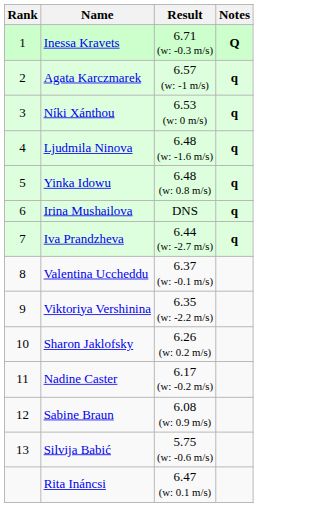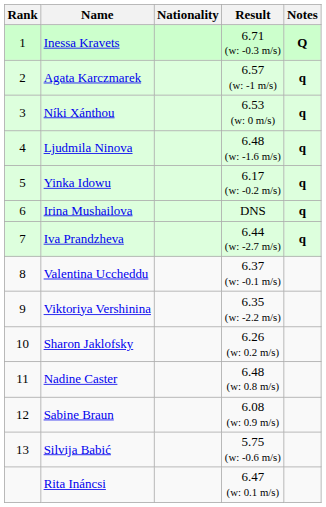+ column: (188, 14)
(185, 183) 6.48 (w: 0.8 m/s) -> (253, 183) 6.17 (w: -0.2 m/s)
(185, 379) 6.17 (w: -0.2 m/s) -> (253, 379) 6.48 (w: 0.8 m/s)
